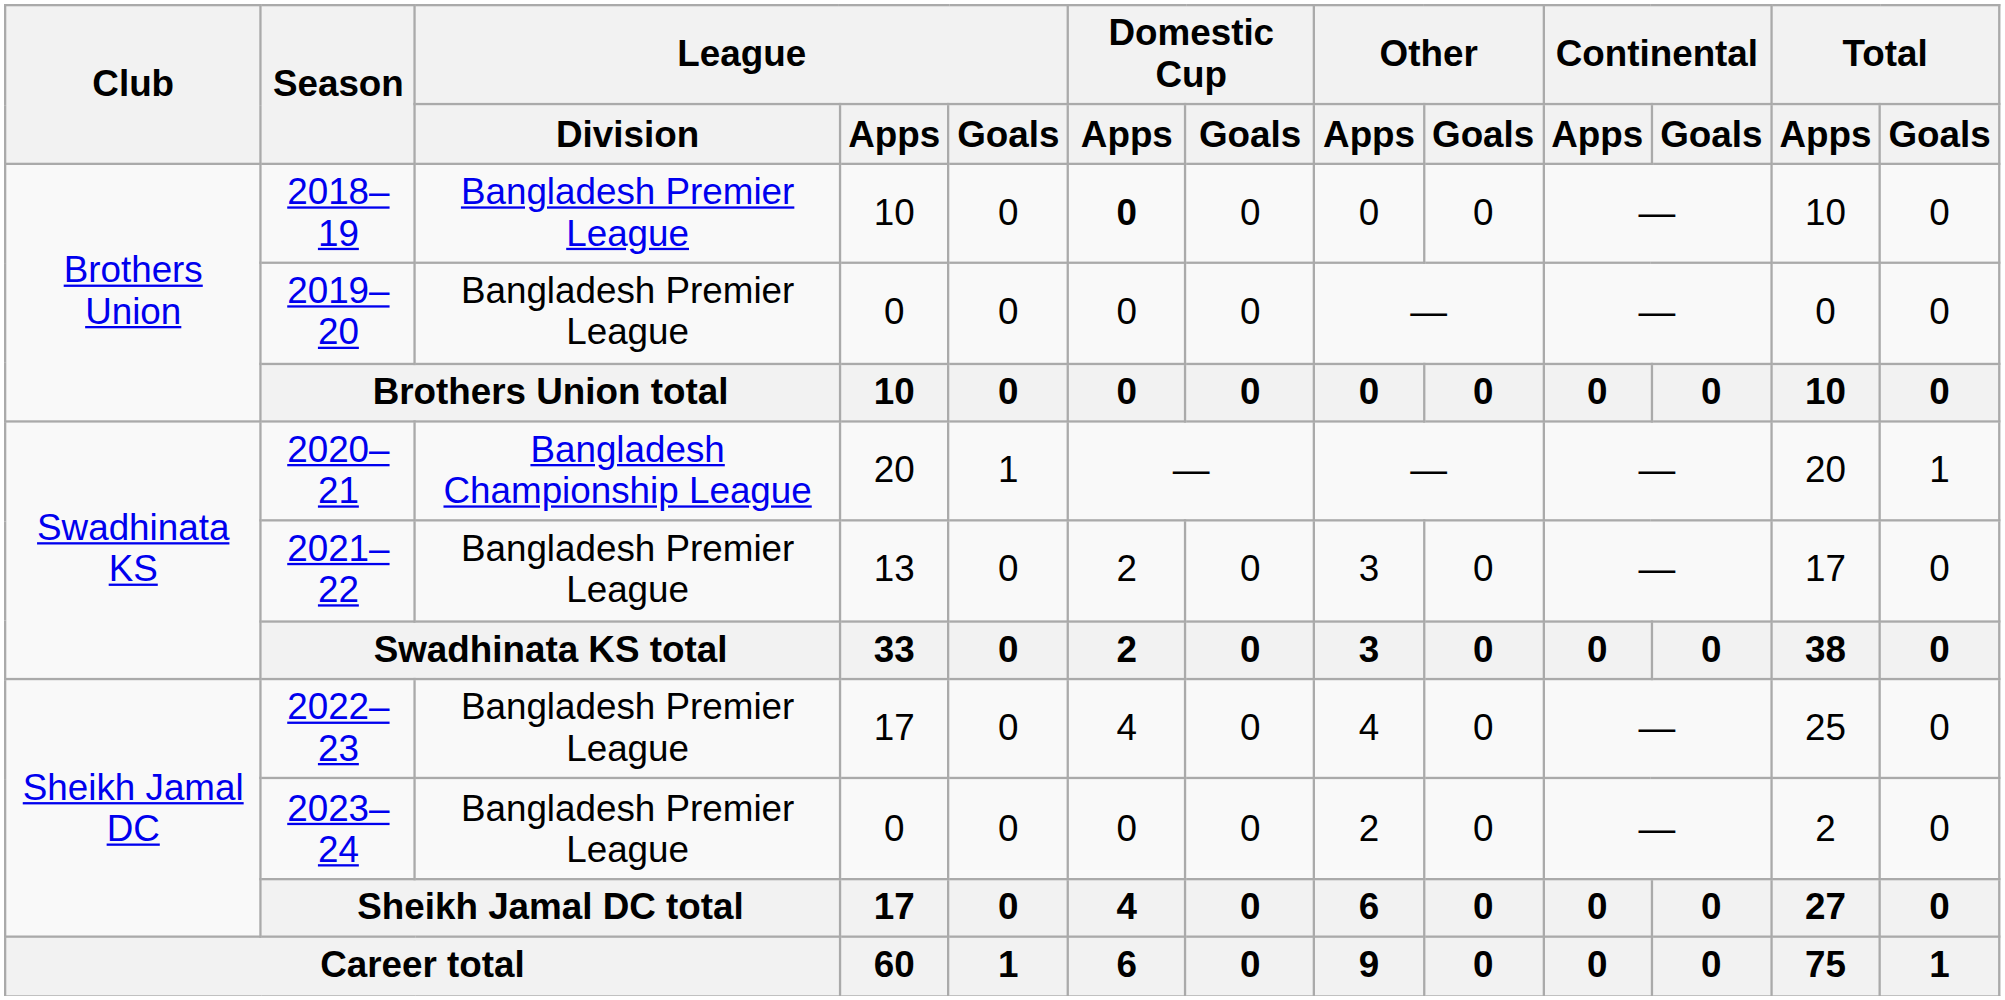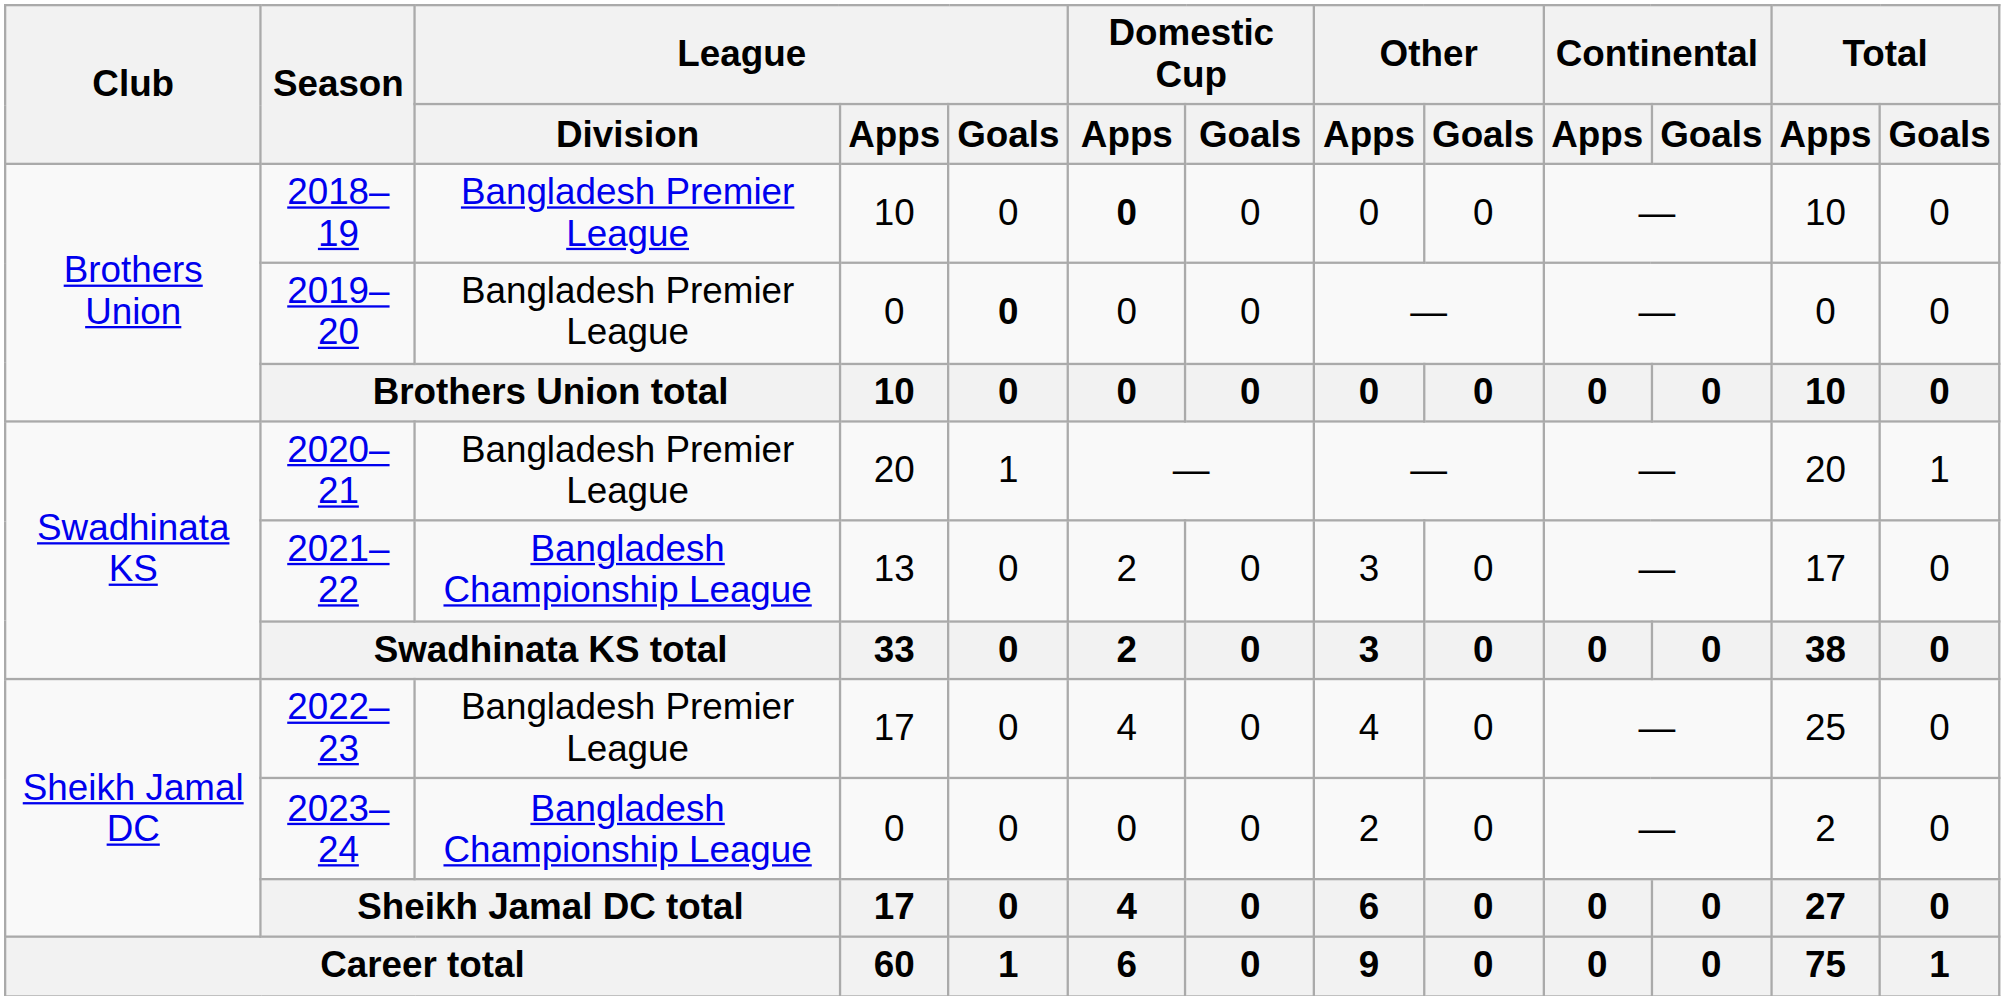(1008, 312) normal -> (1008, 312) bold
(628, 470) Bangladesh Championship League -> (628, 470) Bangladesh Premier League
(628, 570) Bangladesh Premier League -> (628, 570) Bangladesh Championship League
(628, 828) Bangladesh Premier League -> (628, 828) Bangladesh Championship League
